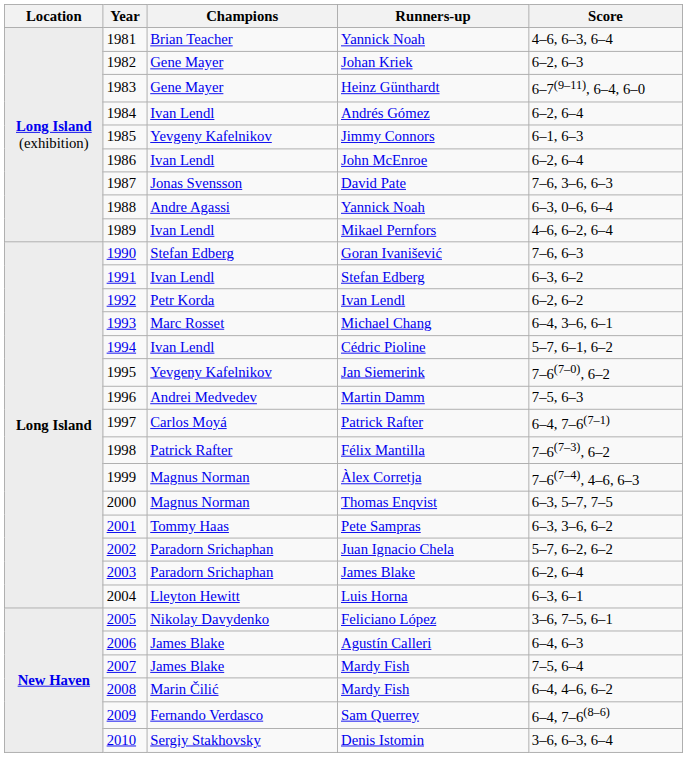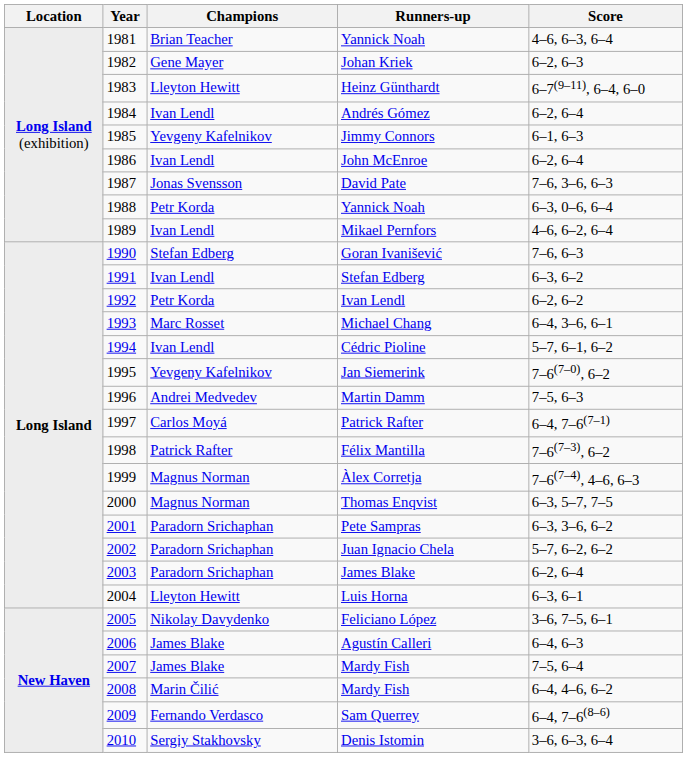(187, 88) Gene Mayer -> (195, 88) Lleyton Hewitt
(190, 206) Andre Agassi -> (182, 206) Petr Korda
(190, 526) Tommy Haas -> (212, 526) Paradorn Srichaphan
